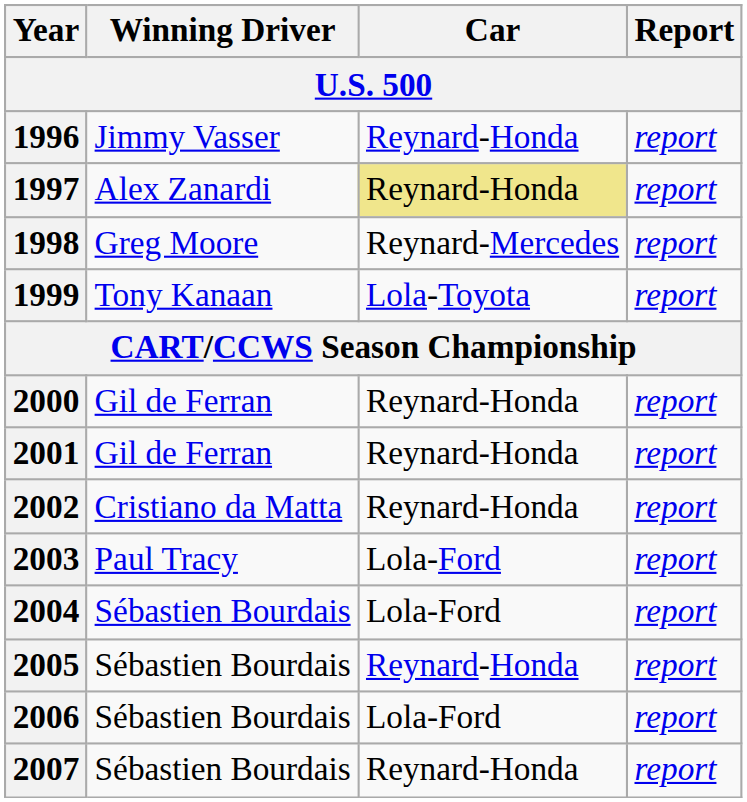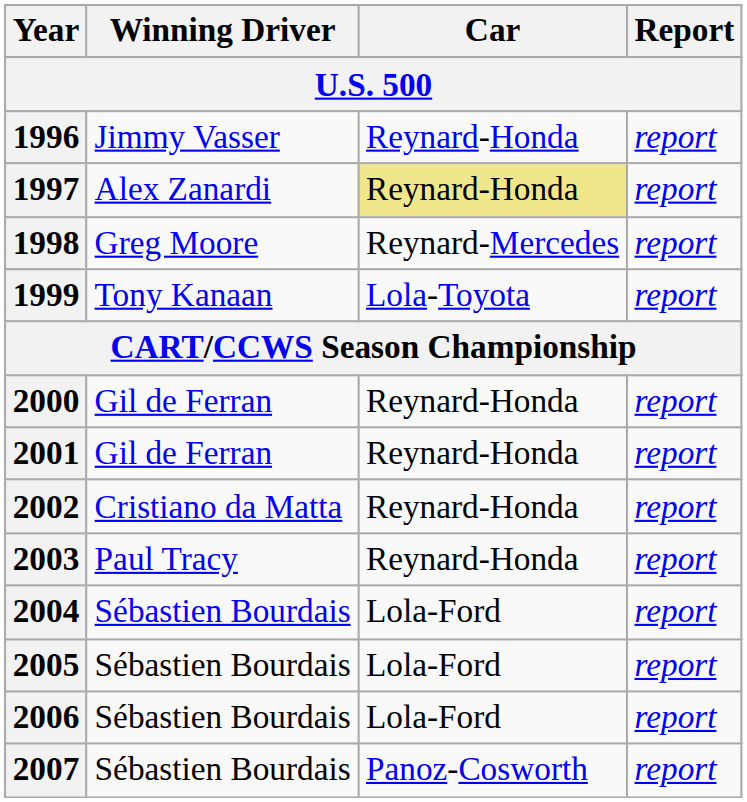(433, 558) Lola-Ford -> (472, 558) Reynard-Honda
(472, 664) Reynard-Honda -> (433, 664) Lola-Ford
(472, 769) Reynard-Honda -> (477, 769) Panoz-Cosworth
